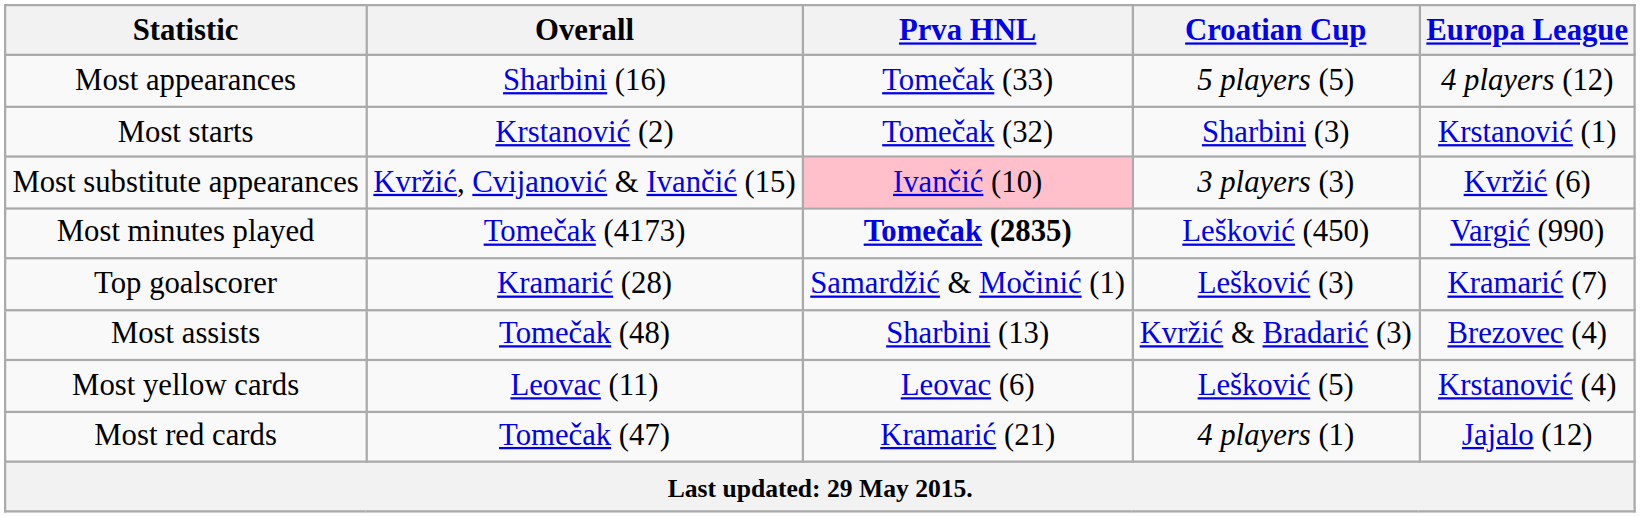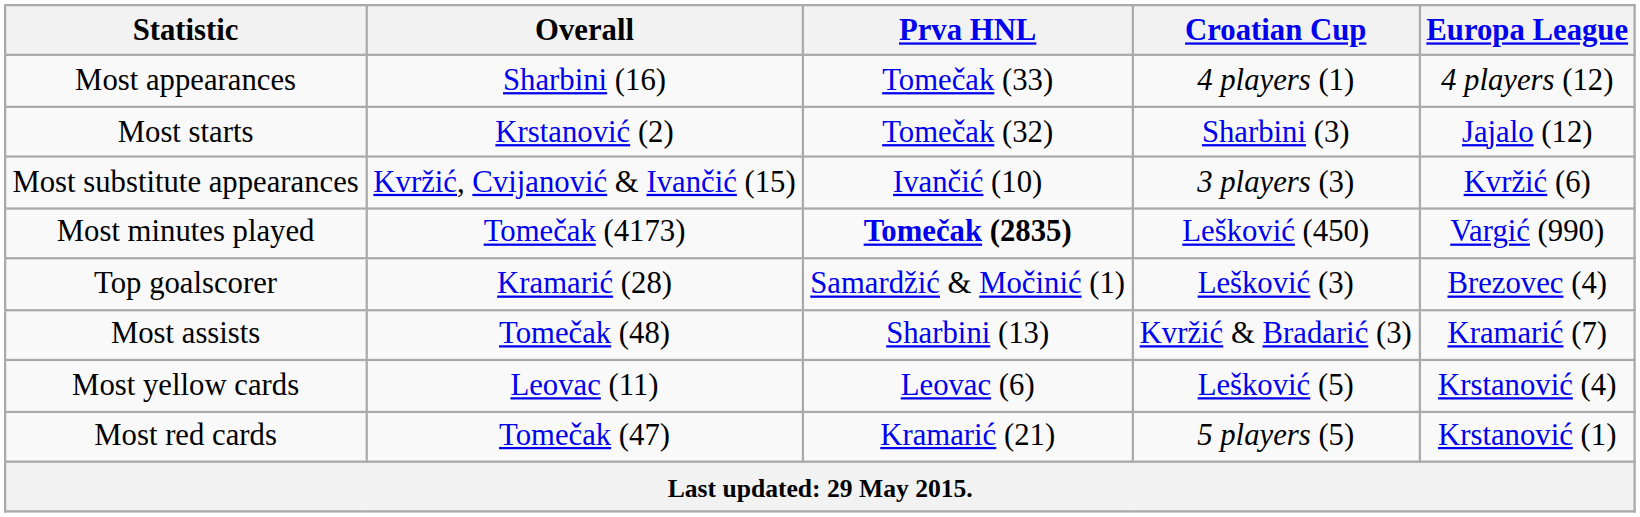(1276, 80) 5 players (5) -> (1276, 80) 4 players (1)
(1527, 130) Krstanović (1) -> (1527, 130) Jajalo (12)
(968, 181) pink background -> (968, 181) no background
(1527, 282) Kramarić (7) -> (1527, 282) Brezovec (4)
(1527, 333) Brezovec (4) -> (1527, 333) Kramarić (7)
(1276, 435) 4 players (1) -> (1276, 435) 5 players (5)
(1527, 435) Jajalo (12) -> (1527, 435) Krstanović (1)
